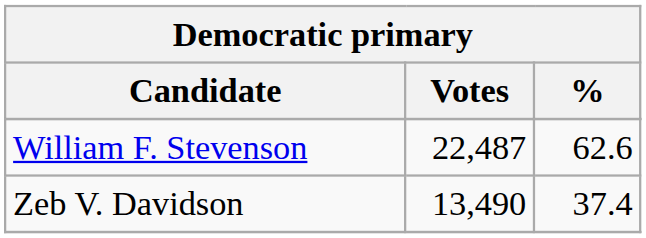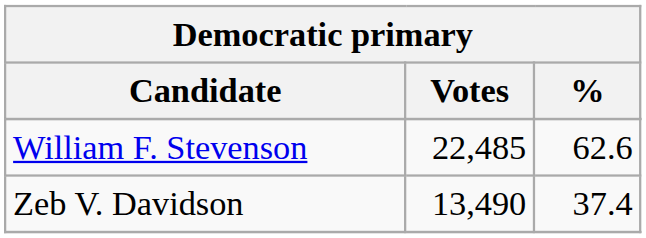(479, 147) 22,487 -> (479, 147) 22,485
